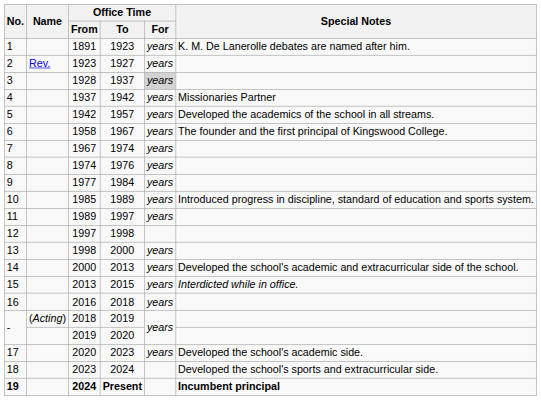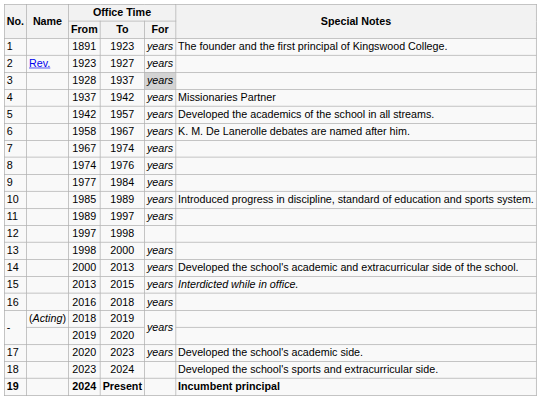(294, 47) K. M. De Lanerolle debates are named after him. -> (313, 47) The founder and the first principal of Kingswood College.
(313, 132) The founder and the first principal of Kingswood College. -> (294, 132) K. M. De Lanerolle debates are named after him.
